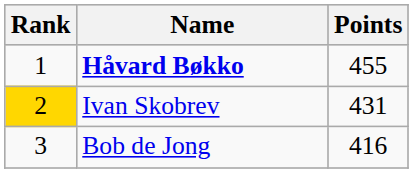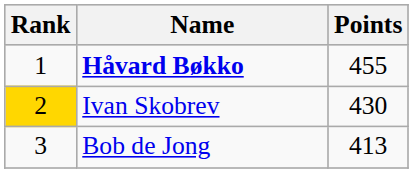(368, 106) 431 -> (368, 106) 430
(368, 146) 416 -> (368, 146) 413
